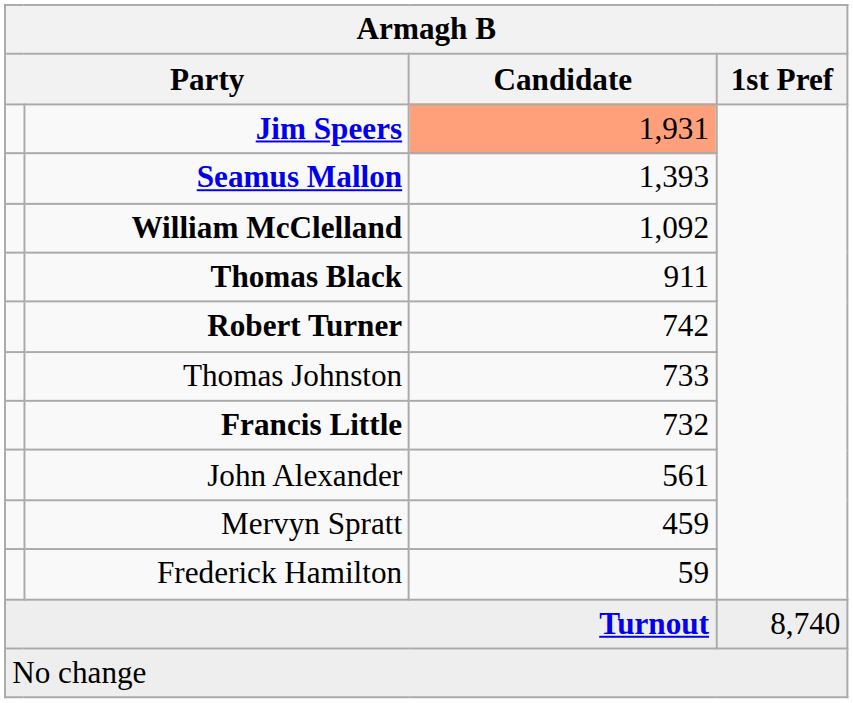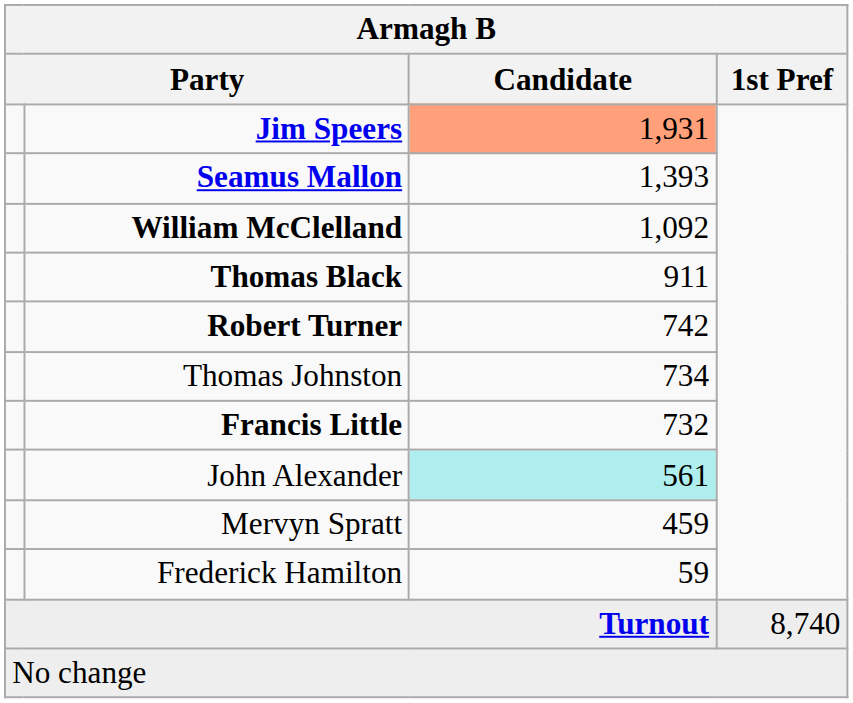(686, 375) 733 -> (686, 375) 734
(686, 474) no background -> (686, 474) paleturquoise background
